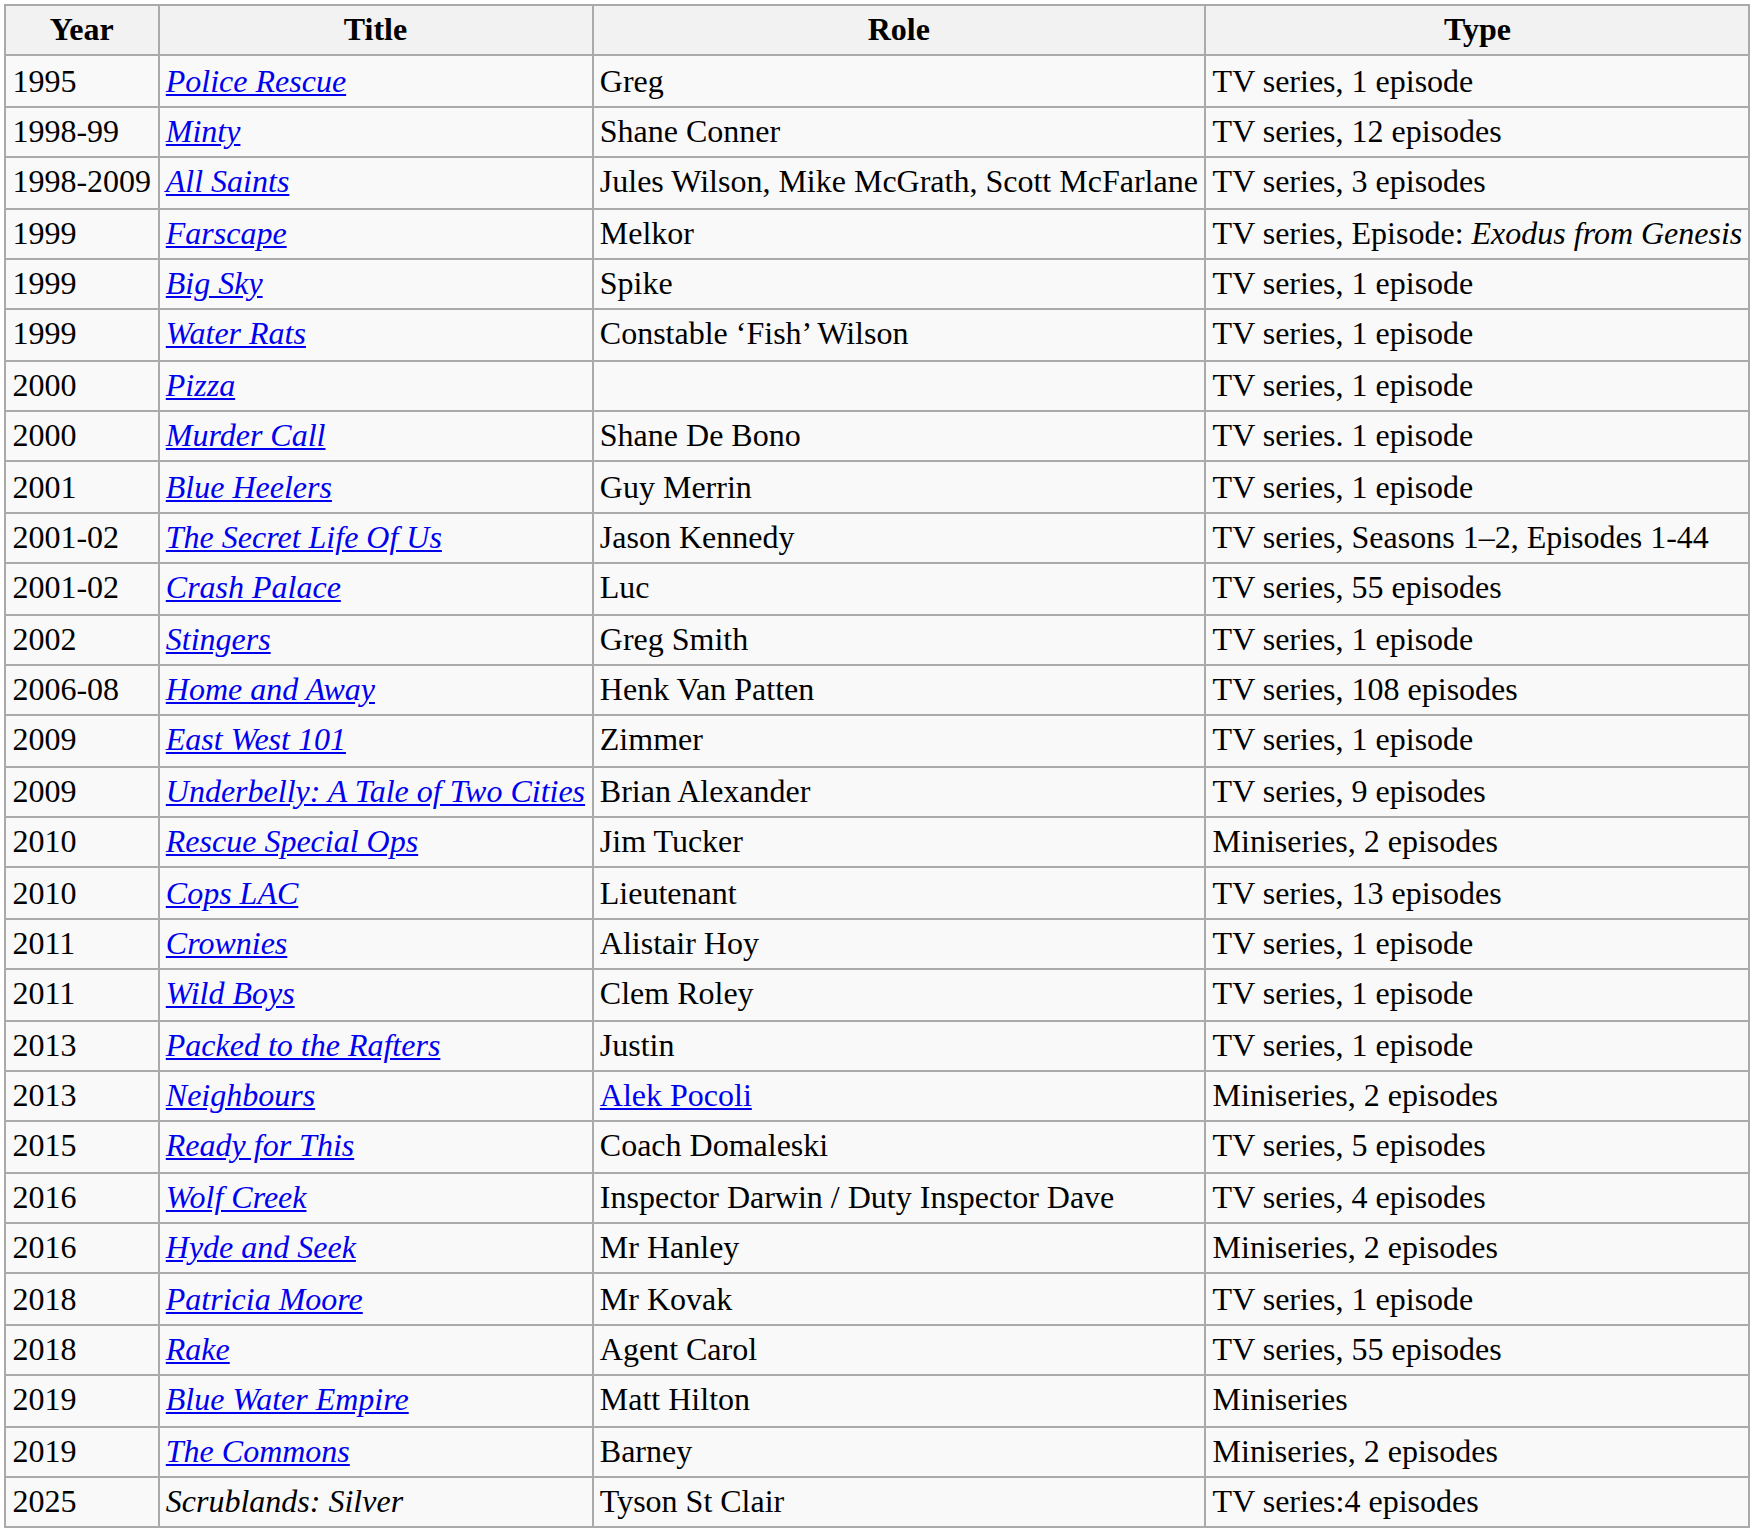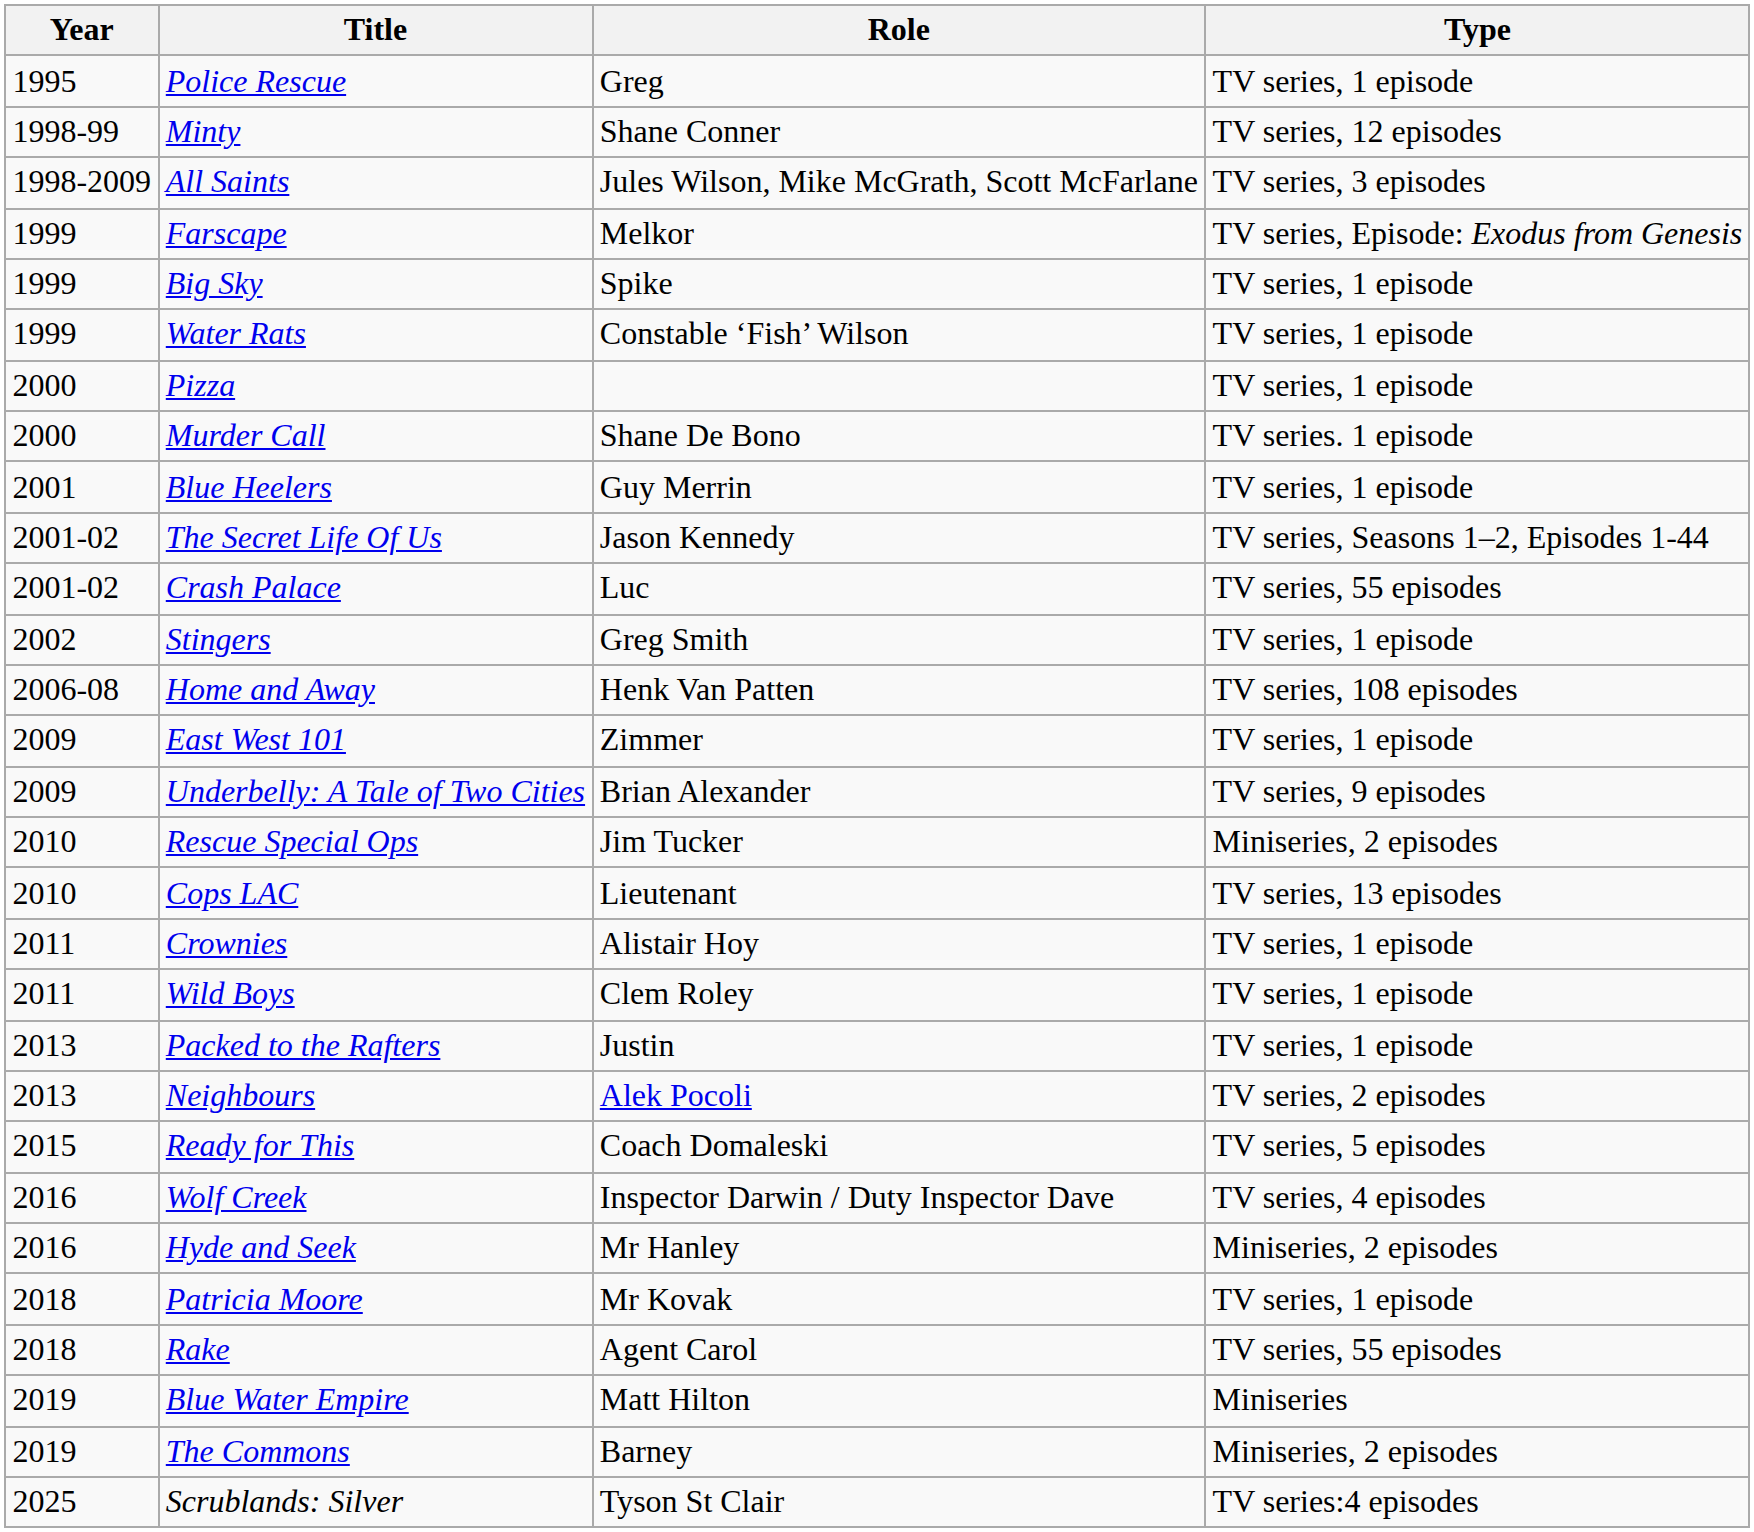(1355, 1095) Miniseries, 2 episodes -> (1349, 1095) TV series, 2 episodes
